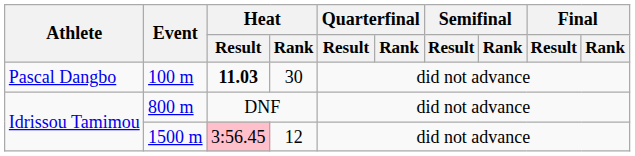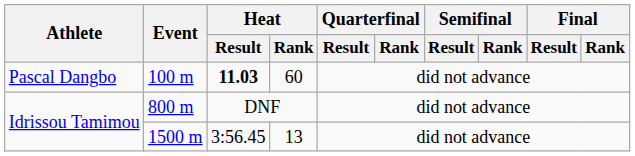(294, 77) 30 -> (294, 77) 60
(238, 136) pink background -> (238, 136) no background
(294, 136) 12 -> (294, 136) 13
